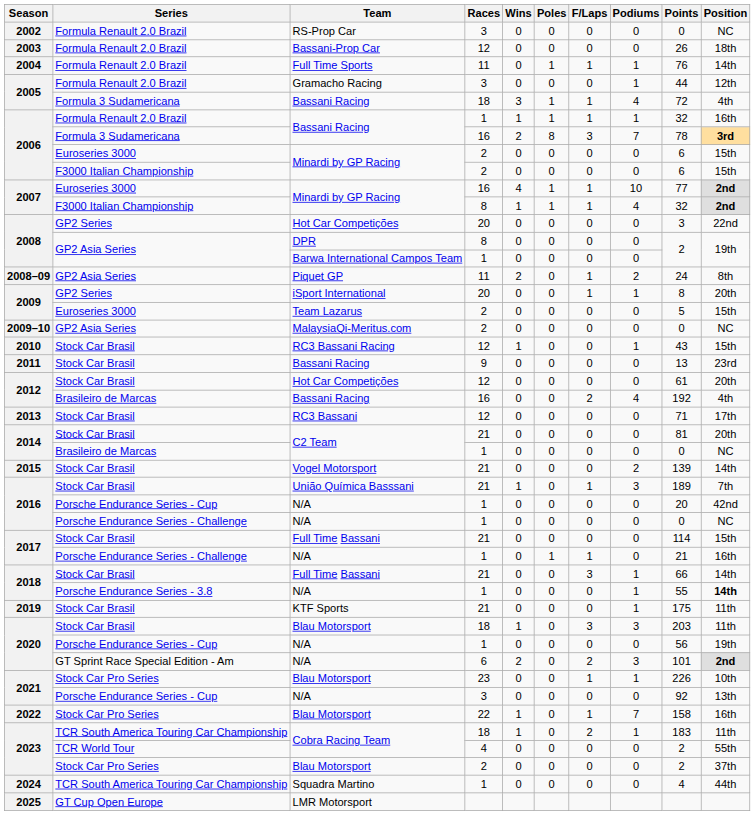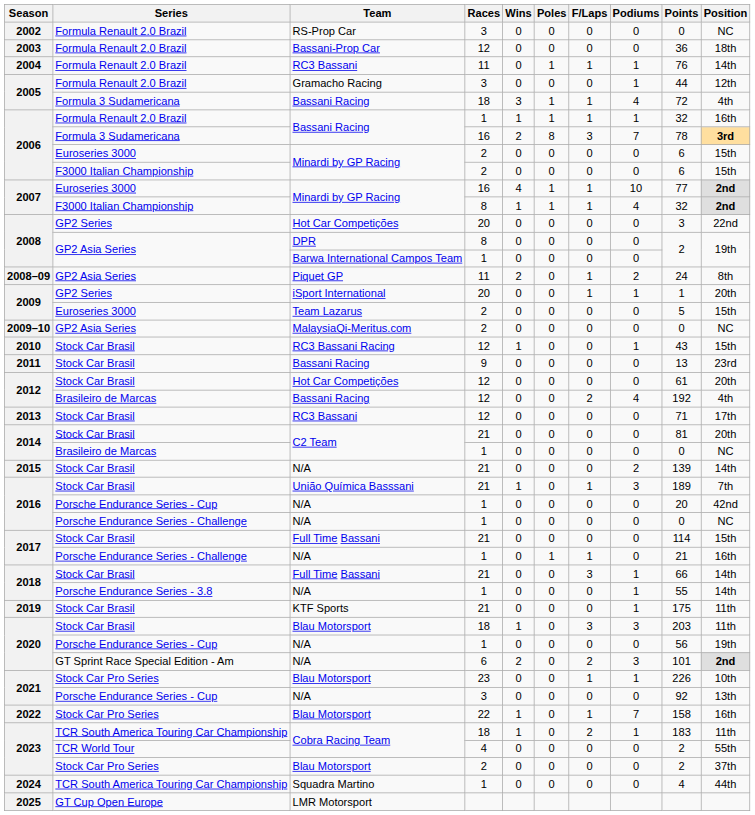(682, 49) 26 -> (682, 49) 36
(333, 66) Full Time Sports -> (325, 66) RC3 Bassani
(682, 294) 8 -> (682, 294) 1
(484, 399) 16 -> (484, 399) 12
(334, 469) Vogel Motorsport -> (302, 469) N/A
(726, 592) bold -> (726, 592) normal
